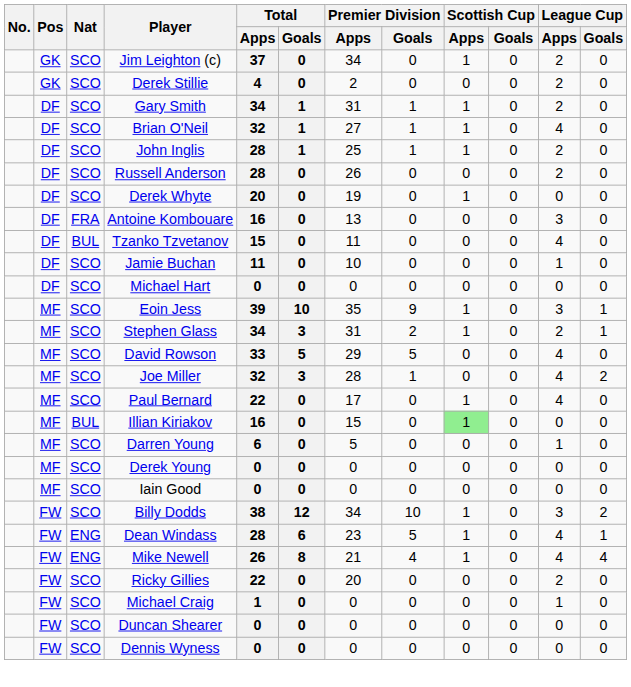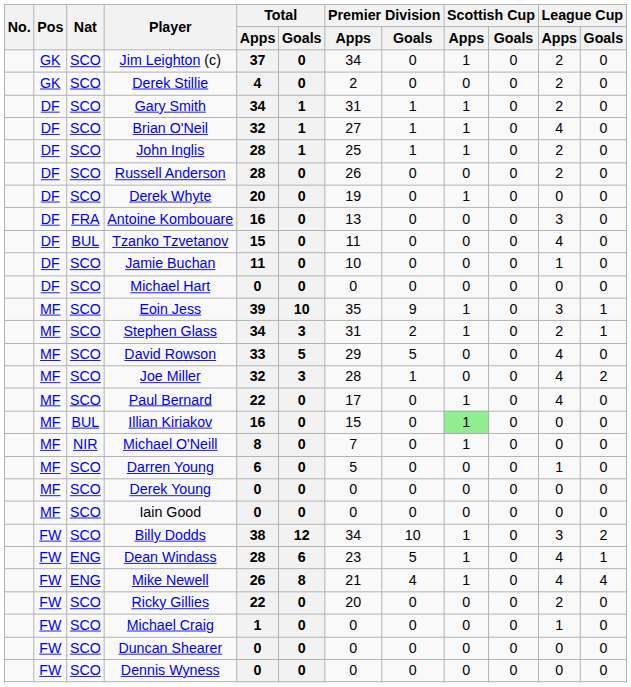+ row: (170, 444)
